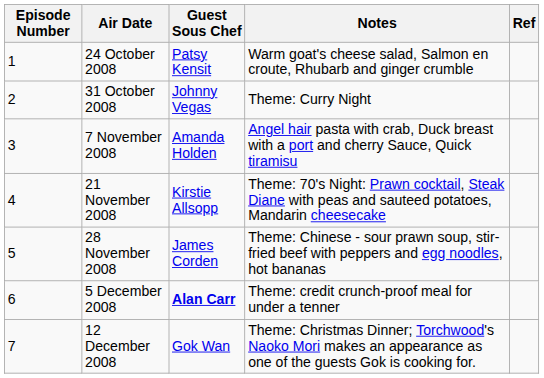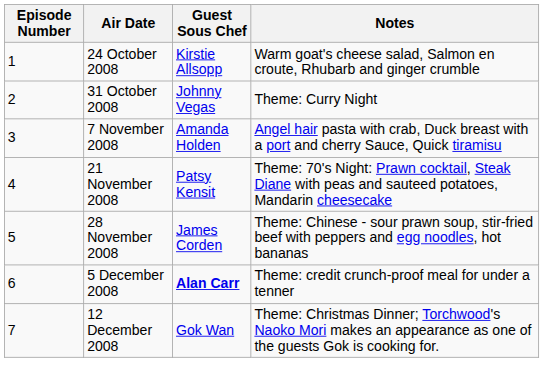- column: (524, 23)
(192, 61) Patsy Kensit -> (199, 61) Kirstie Allsopp
(195, 200) Kirstie Allsopp -> (196, 184) Patsy Kensit
